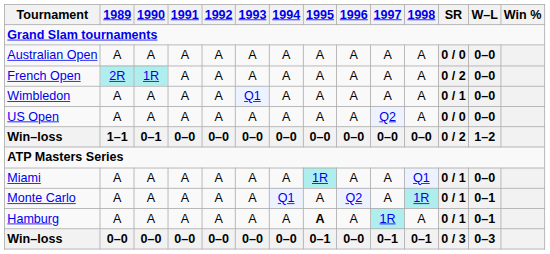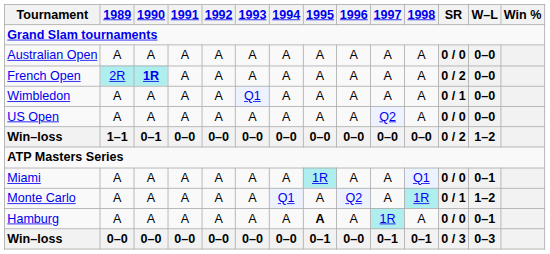(151, 75) normal -> (151, 75) bold
(453, 177) 0 / 1 -> (453, 177) 0 / 0
(485, 177) 0–0 -> (485, 177) 0–1
(485, 197) 0–1 -> (485, 197) 1–2
(453, 218) 0 / 1 -> (453, 218) 0 / 0
